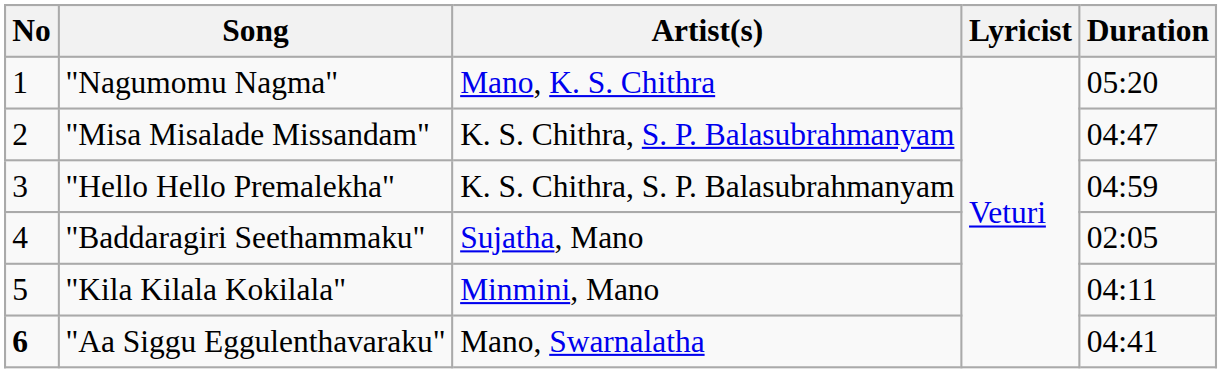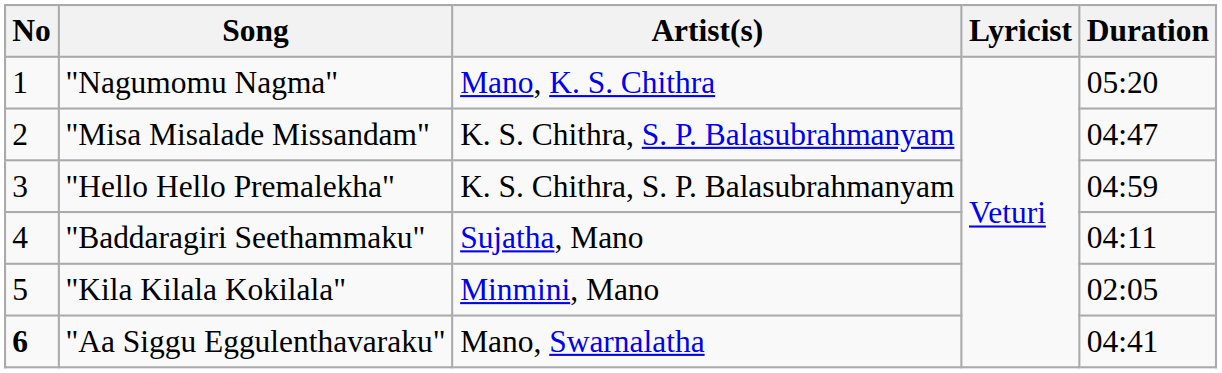(1123, 238) 02:05 -> (1122, 238) 04:11
(1122, 290) 04:11 -> (1123, 290) 02:05
